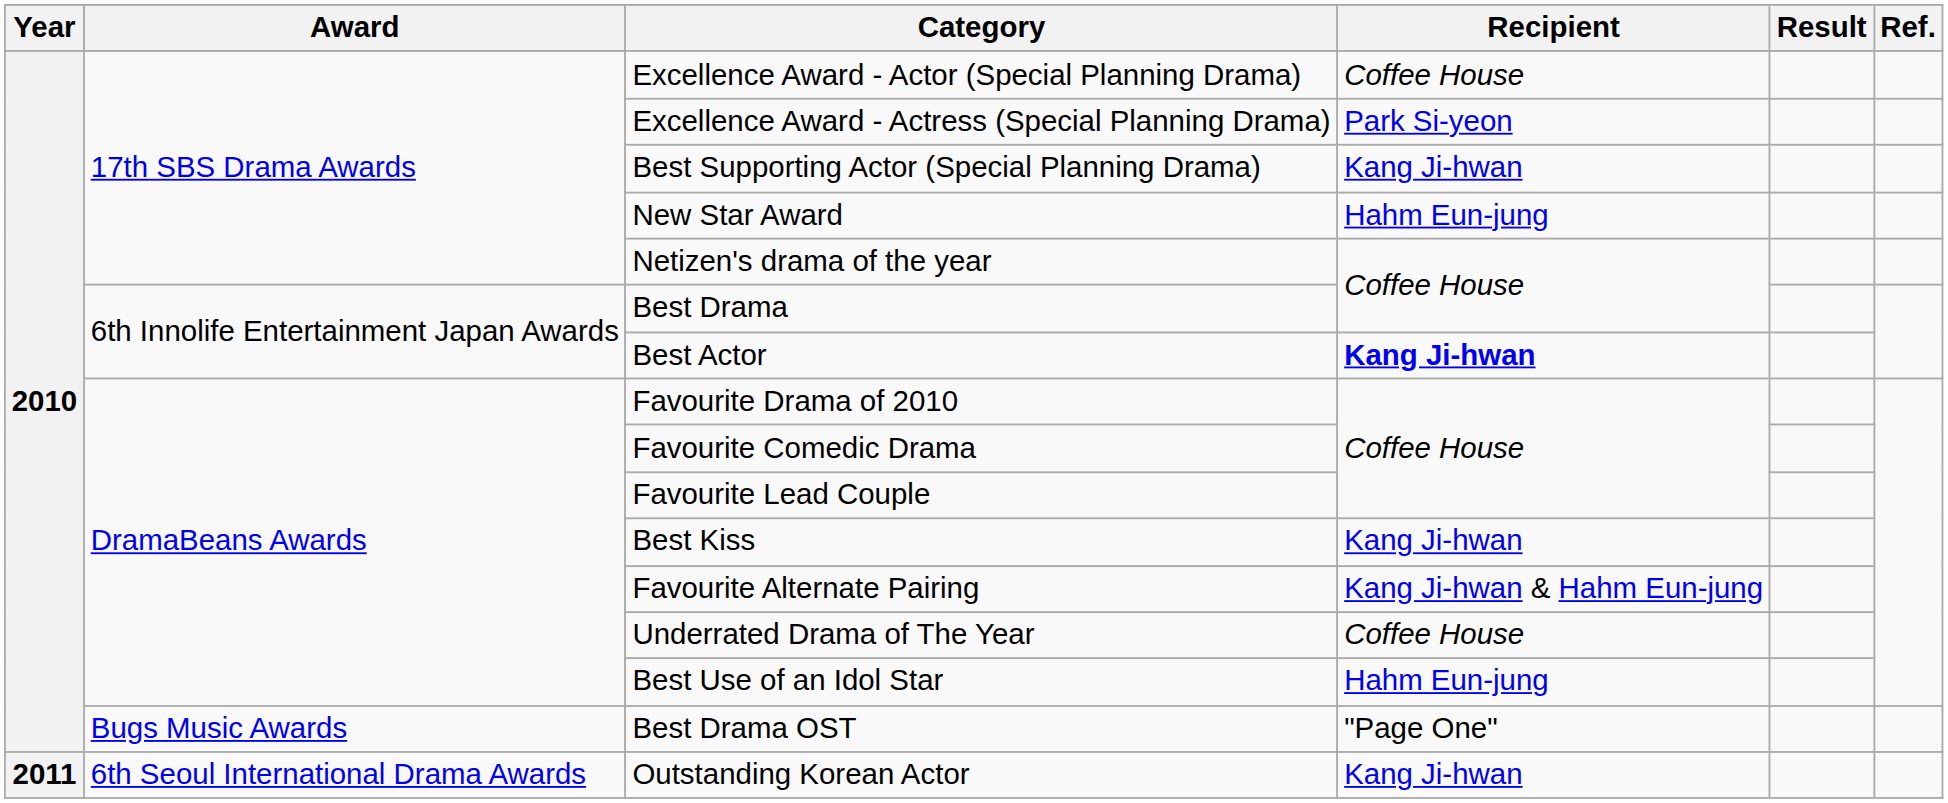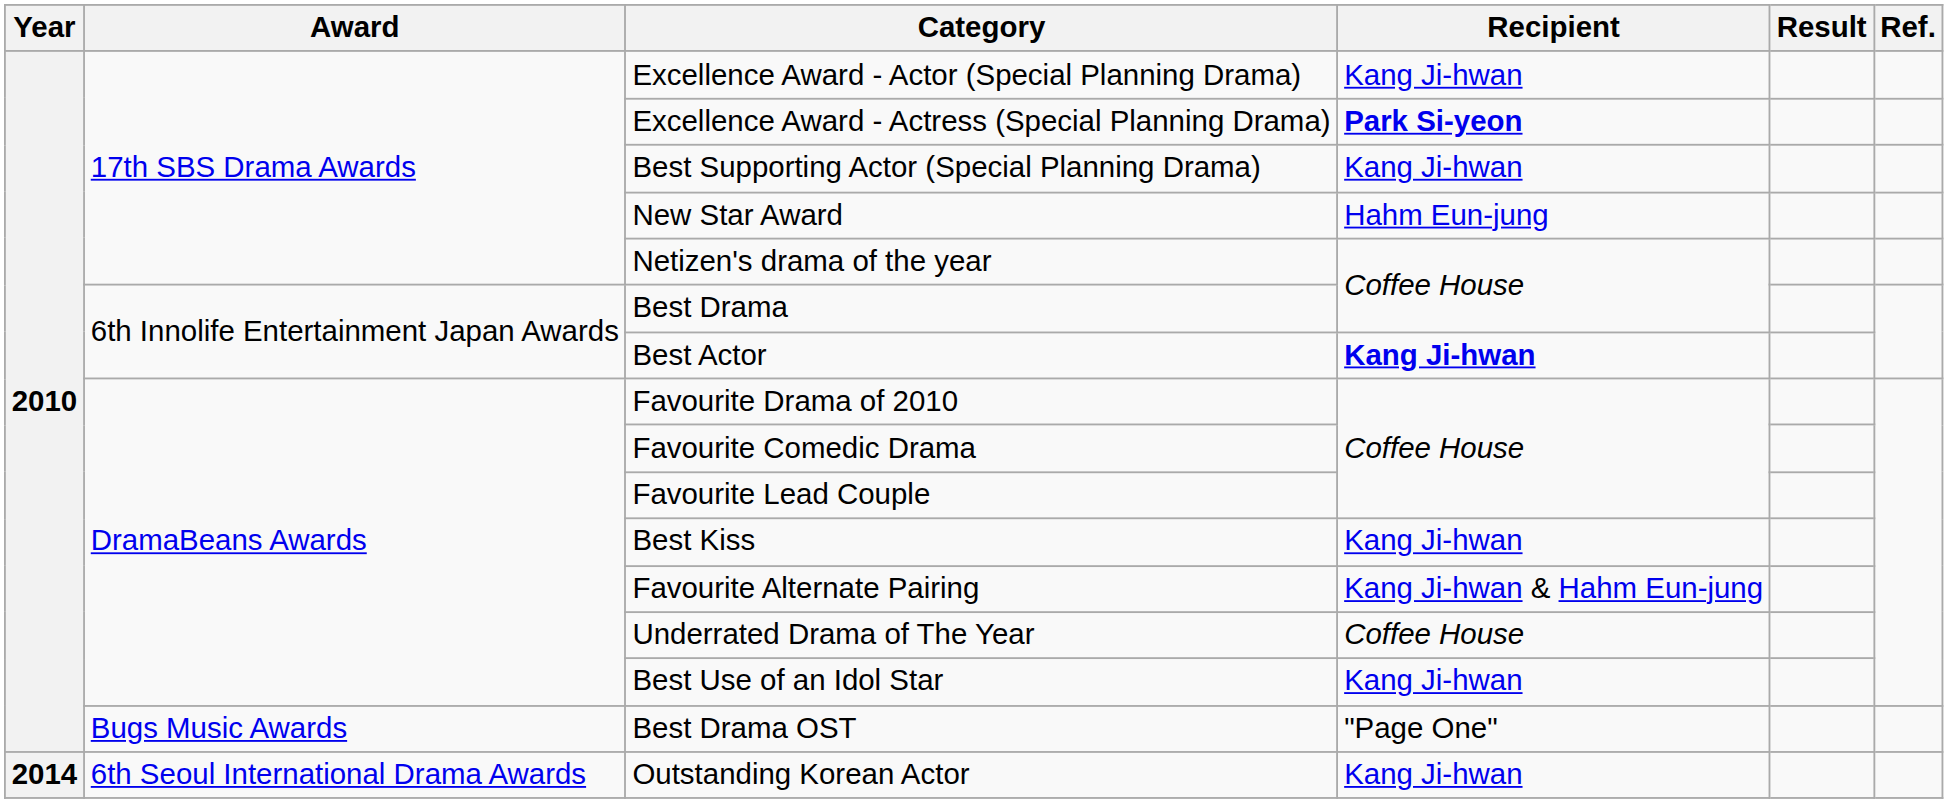(1434, 74) Coffee House -> (1433, 74) Kang Ji-hwan
(1428, 121) normal -> (1433, 121) bold
(1446, 681) Hahm Eun-jung -> (1433, 681) Kang Ji-hwan
(44, 774) 2011 -> (44, 774) 2014
